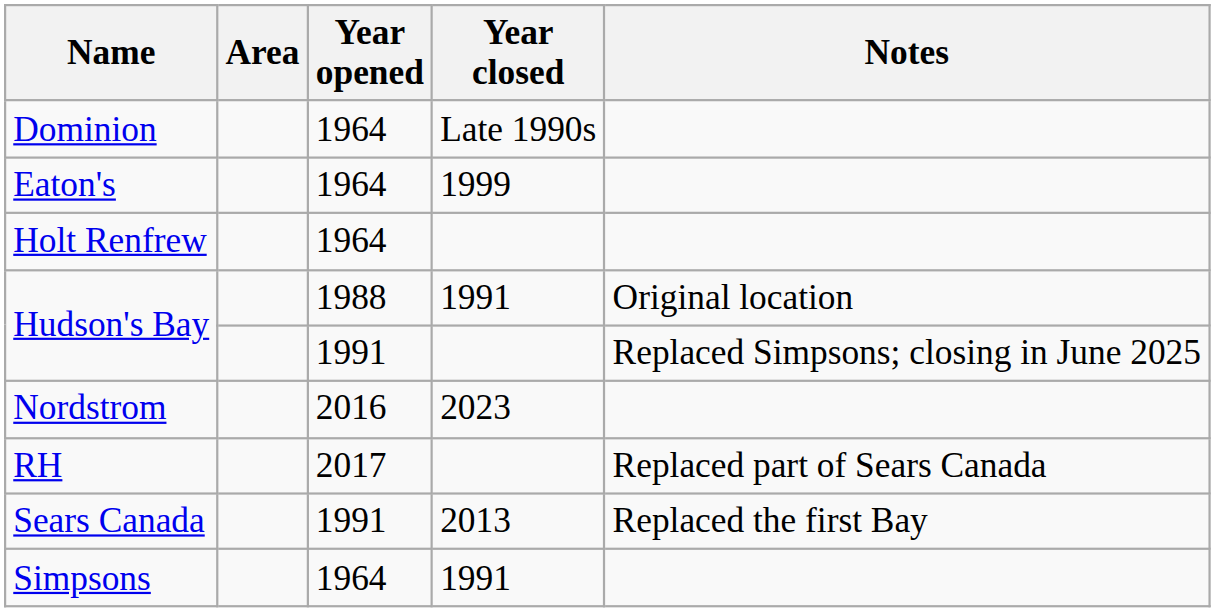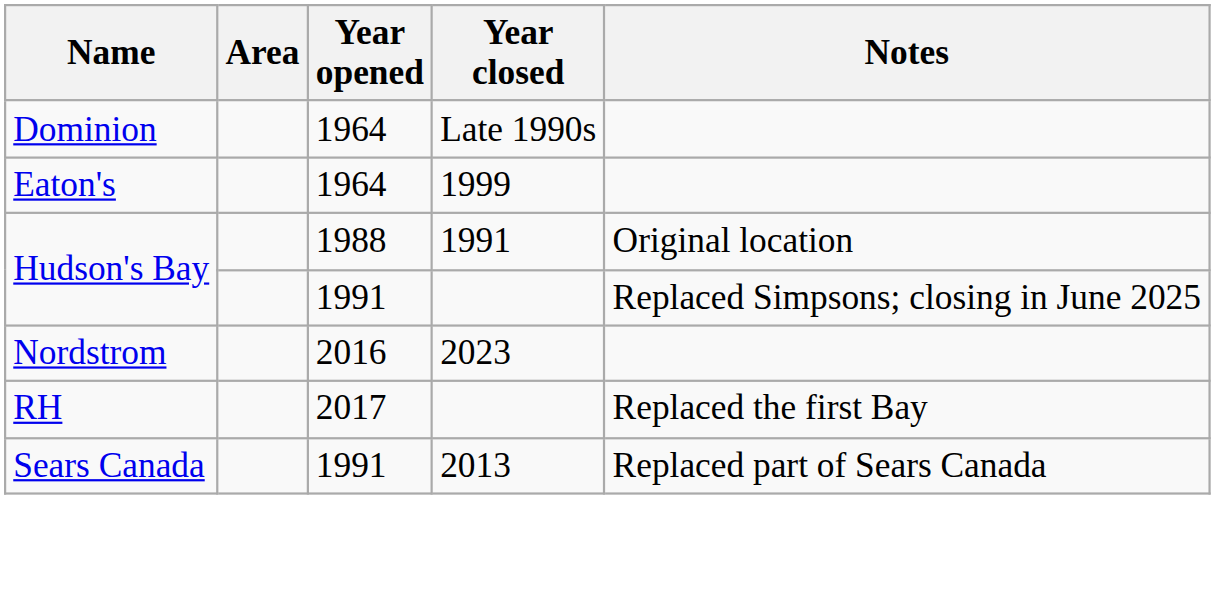- row: (110, 240)
(830, 464) Replaced part of Sears Canada -> (770, 408) Replaced the first Bay
(770, 520) Replaced the first Bay -> (830, 464) Replaced part of Sears Canada
- row: (82, 577)
